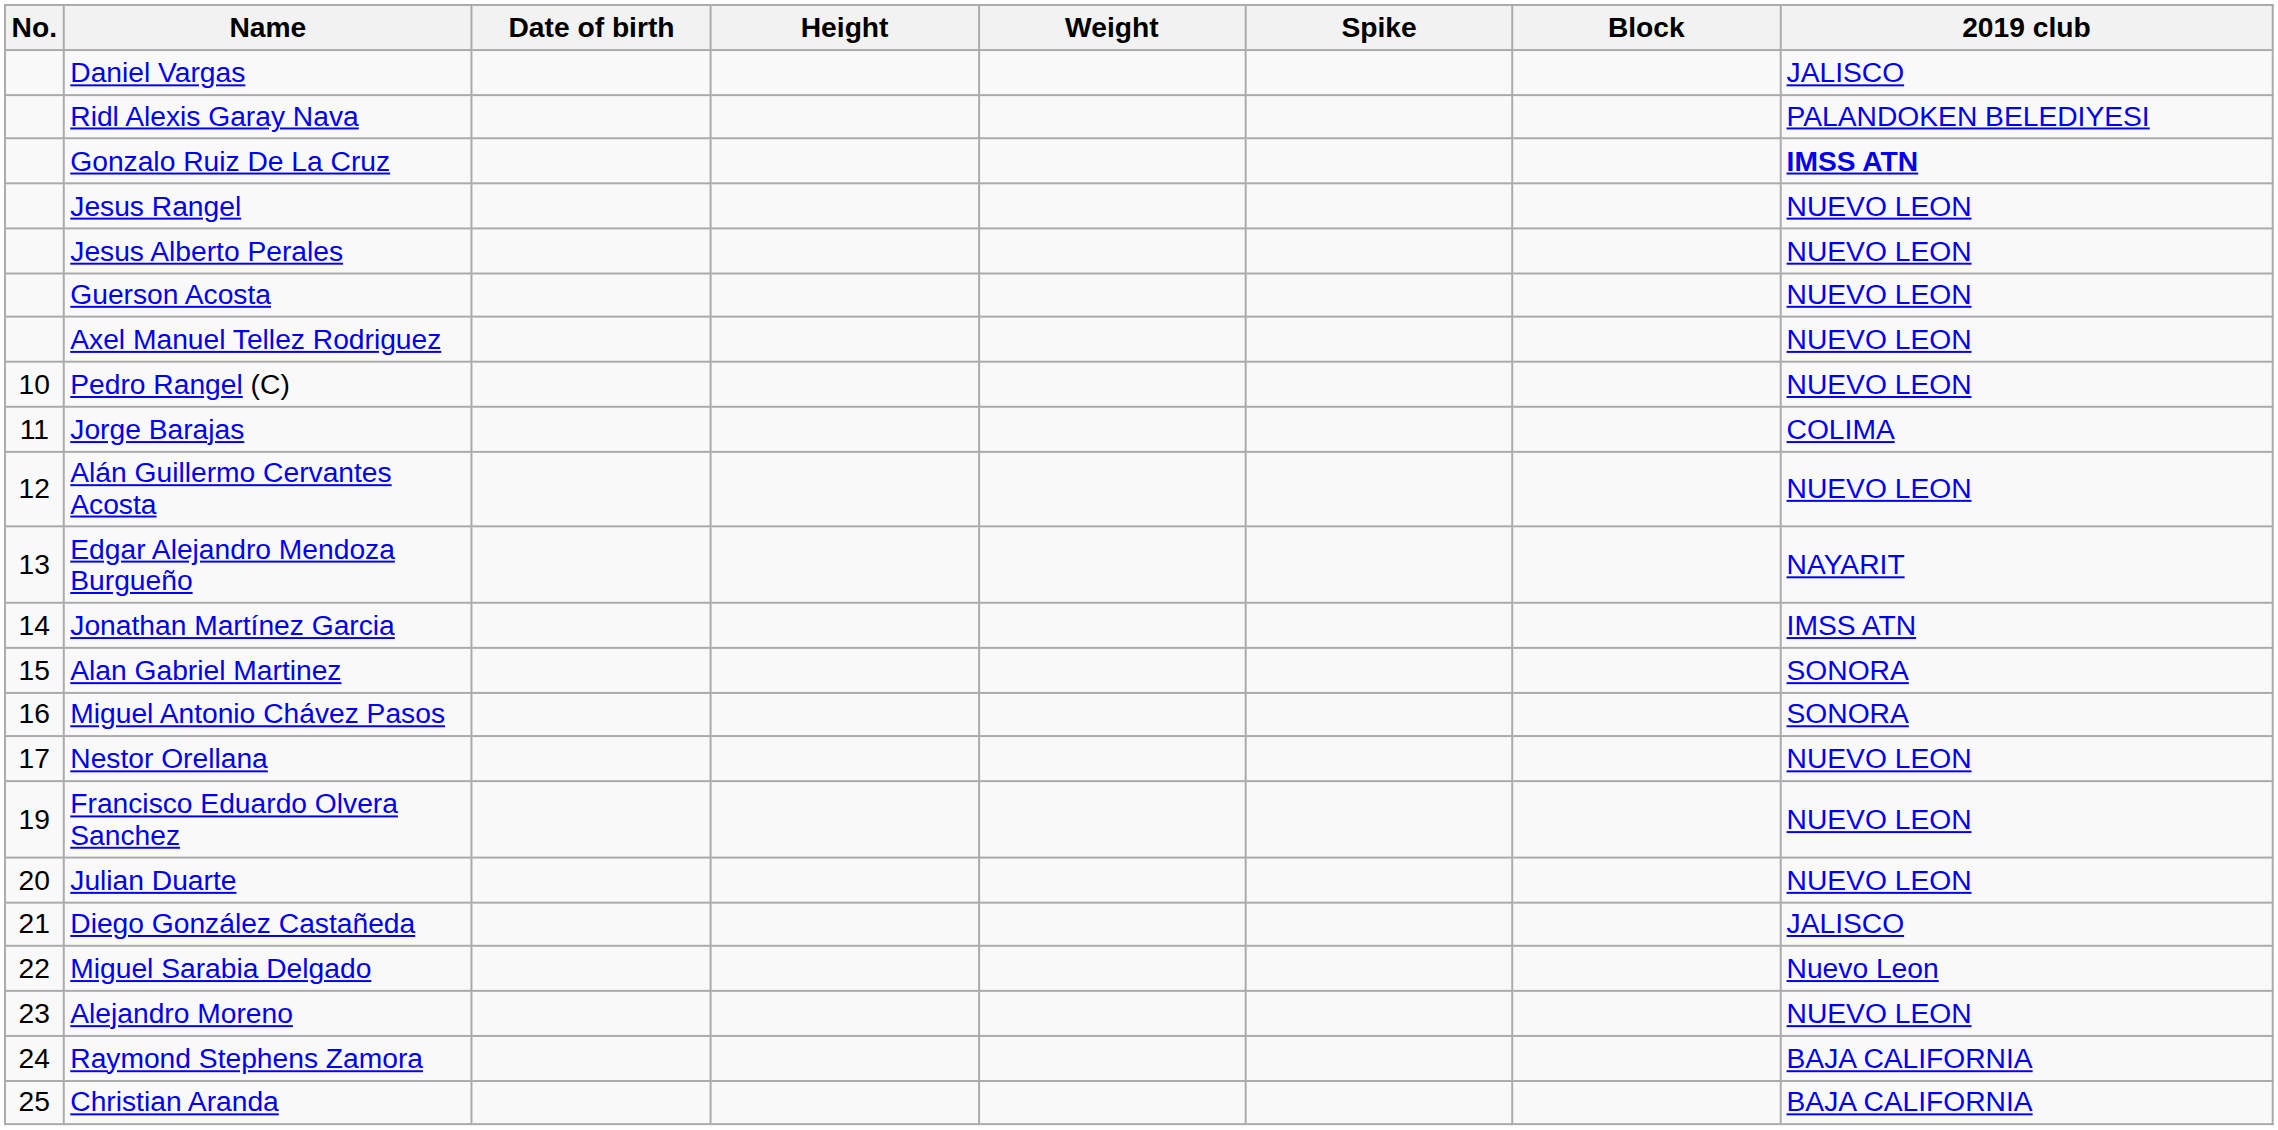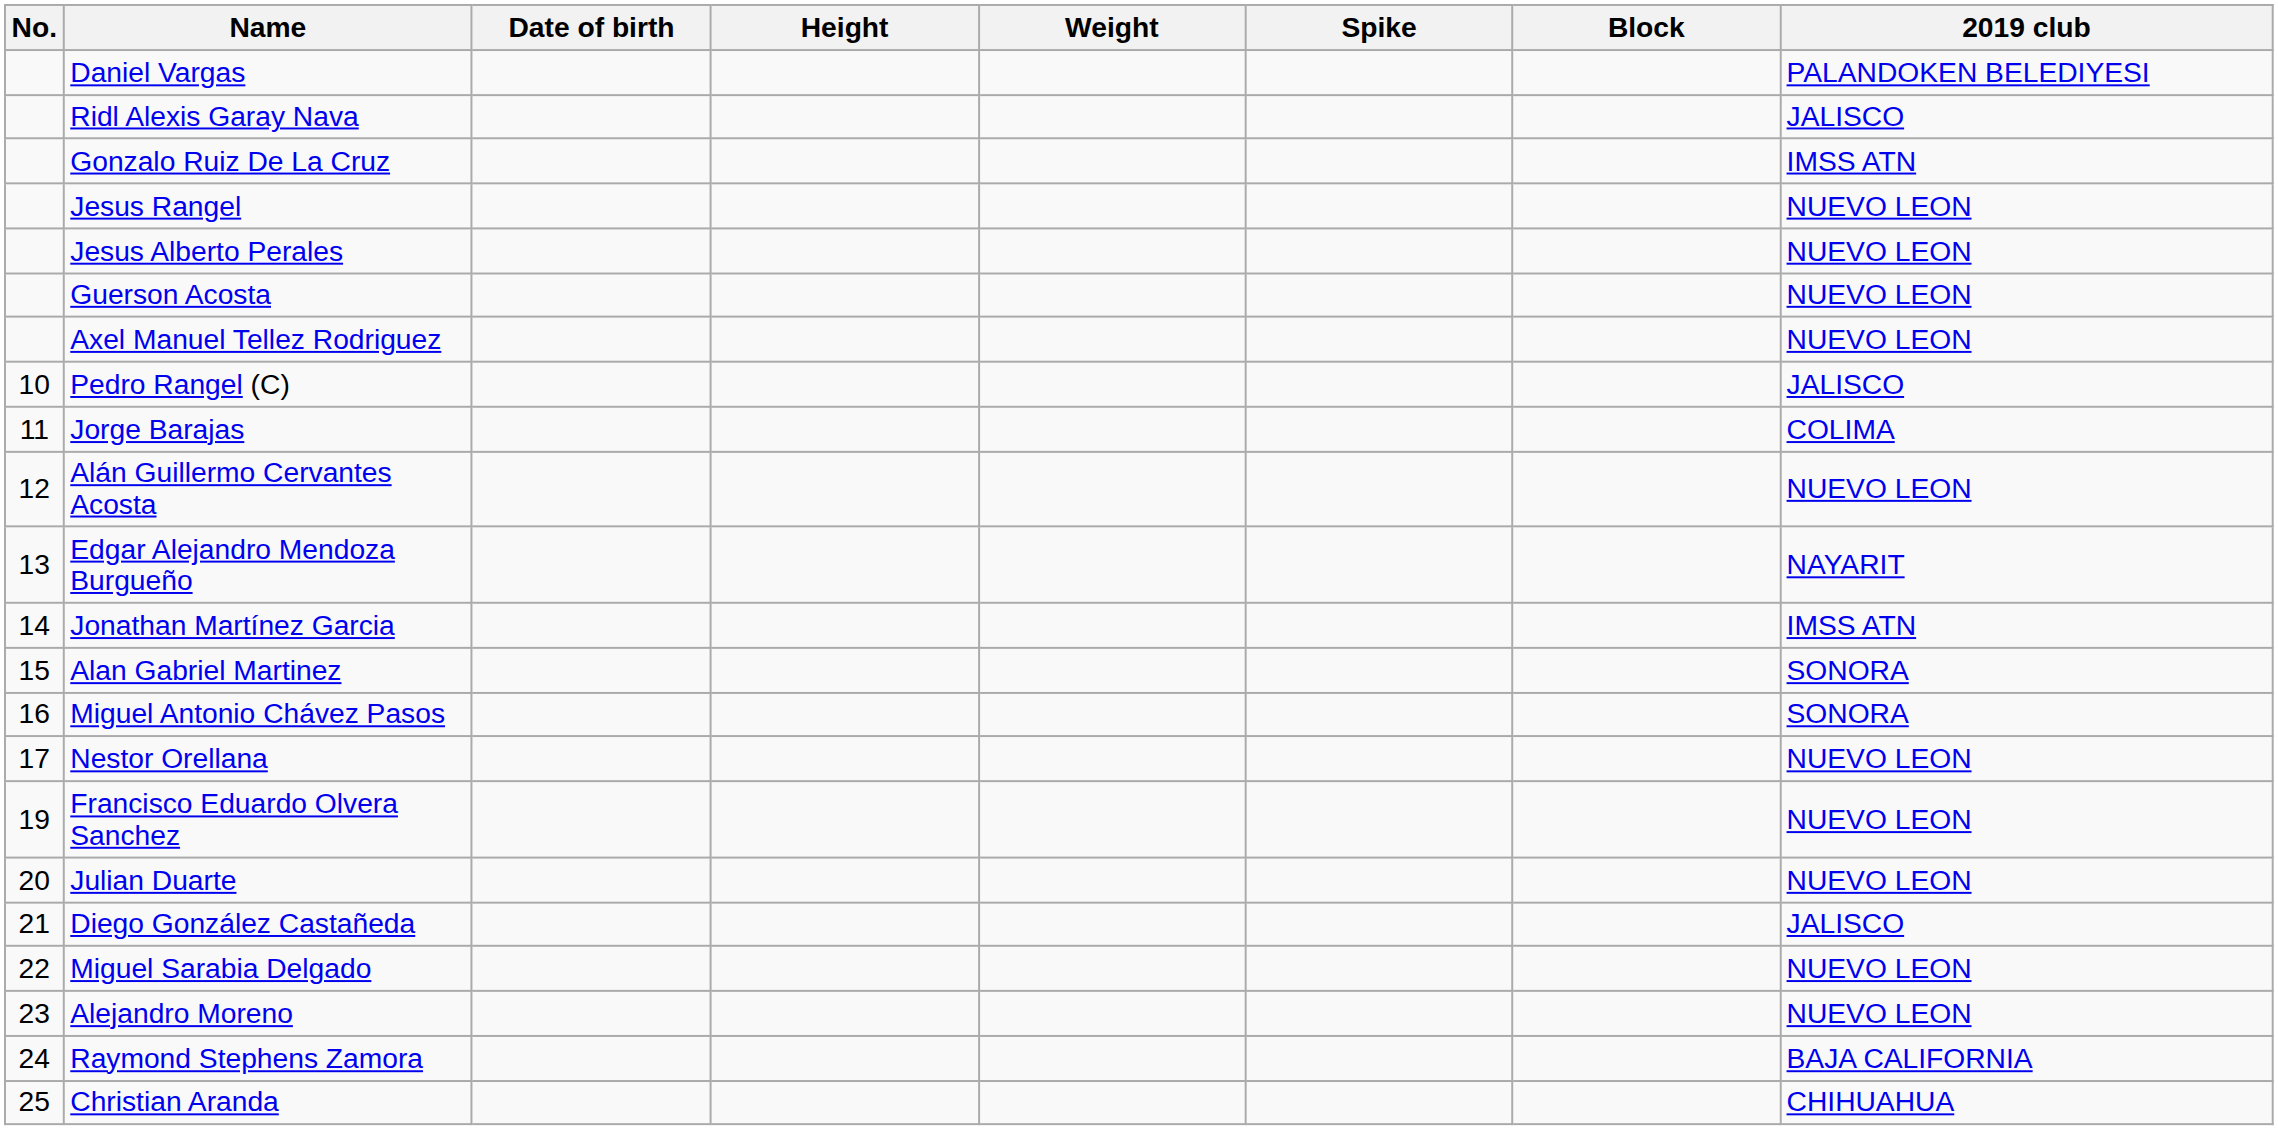(1845, 72) JALISCO -> (1968, 72) PALANDOKEN BELEDIYESI
(1968, 117) PALANDOKEN BELEDIYESI -> (1845, 117) JALISCO
(1852, 161) bold -> (1851, 161) normal
(1879, 384) NUEVO LEON -> (1845, 384) JALISCO
(1863, 969) Nuevo Leon -> (1879, 969) NUEVO LEON
(1910, 1103) BAJA CALIFORNIA -> (1870, 1103) CHIHUAHUA
